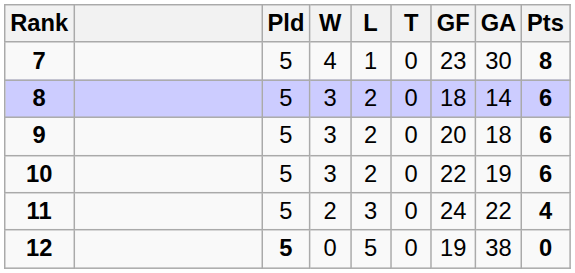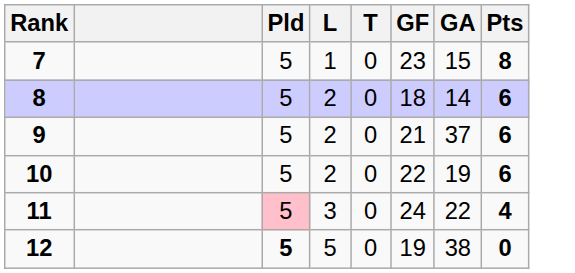- column: (330, 23)
(498, 60) 30 -> (458, 60) 15
(453, 135) 20 -> (413, 135) 21
(498, 135) 18 -> (458, 135) 37
(286, 211) no background -> (286, 211) pink background
